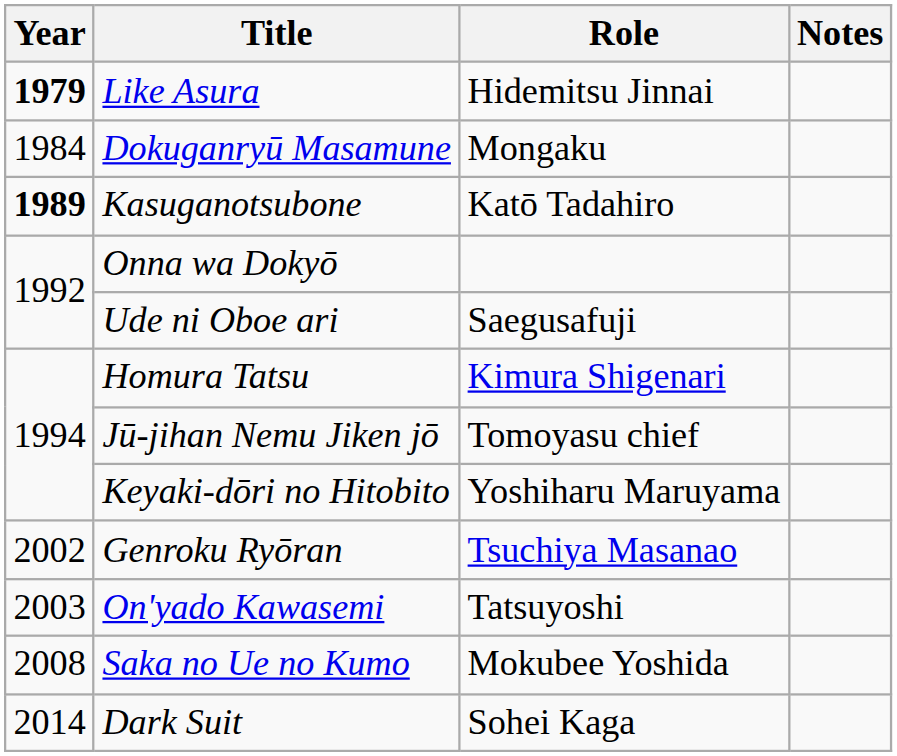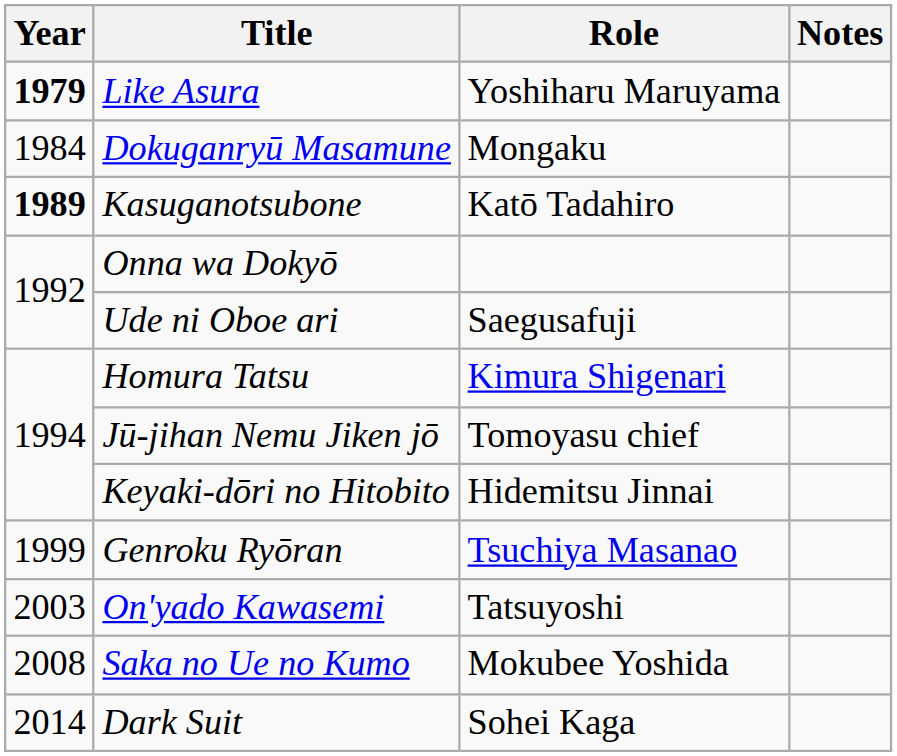(591, 90) Hidemitsu Jinnai -> (624, 90) Yoshiharu Maruyama
(624, 491) Yoshiharu Maruyama -> (591, 491) Hidemitsu Jinnai
(50, 549) 2002 -> (50, 549) 1999
